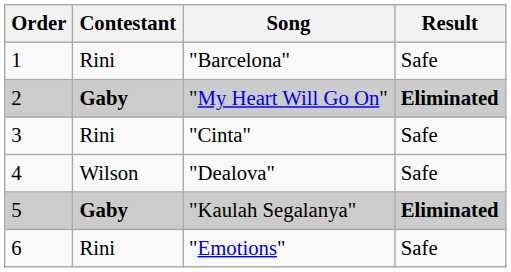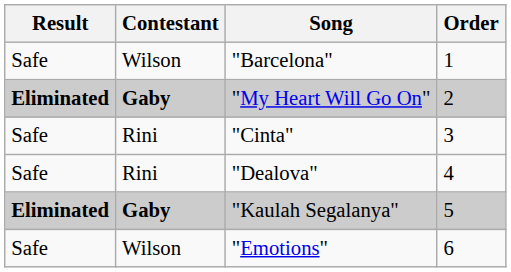columns swapped: (39, 23) <-> (450, 23)
(97, 61) Rini -> (152, 61) Wilson
(109, 173) Wilson -> (140, 173) Rini
(97, 248) Rini -> (152, 248) Wilson
